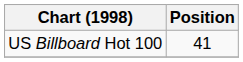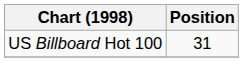(202, 43) 41 -> (202, 43) 31
